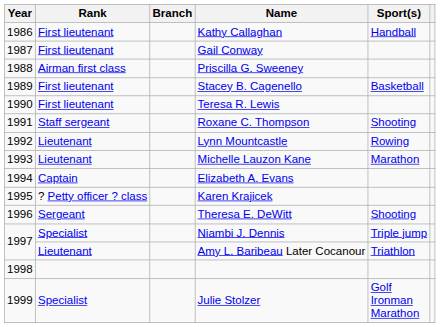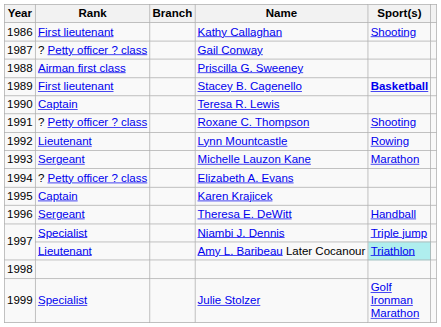(393, 31) Handball -> (393, 31) Shooting
(76, 50) First lieutenant -> (93, 50) ? Petty officer ? class
(397, 86) normal -> (399, 86) bold
(76, 104) First lieutenant -> (58, 104) Captain
(74, 123) Staff sergeant -> (93, 123) ? Petty officer ? class
(65, 159) Lieutenant -> (61, 159) Sergeant
(58, 178) Captain -> (93, 178) ? Petty officer ? class
(93, 196) ? Petty officer ? class -> (58, 196) Captain
(393, 214) Shooting -> (393, 214) Handball
(393, 251) no background -> (393, 251) paleturquoise background
